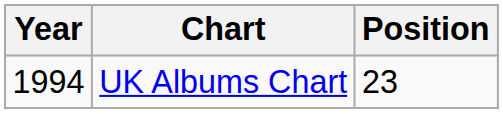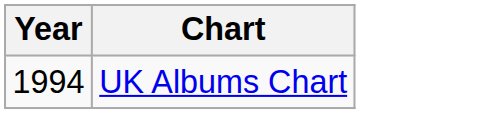- column: (426, 30)
